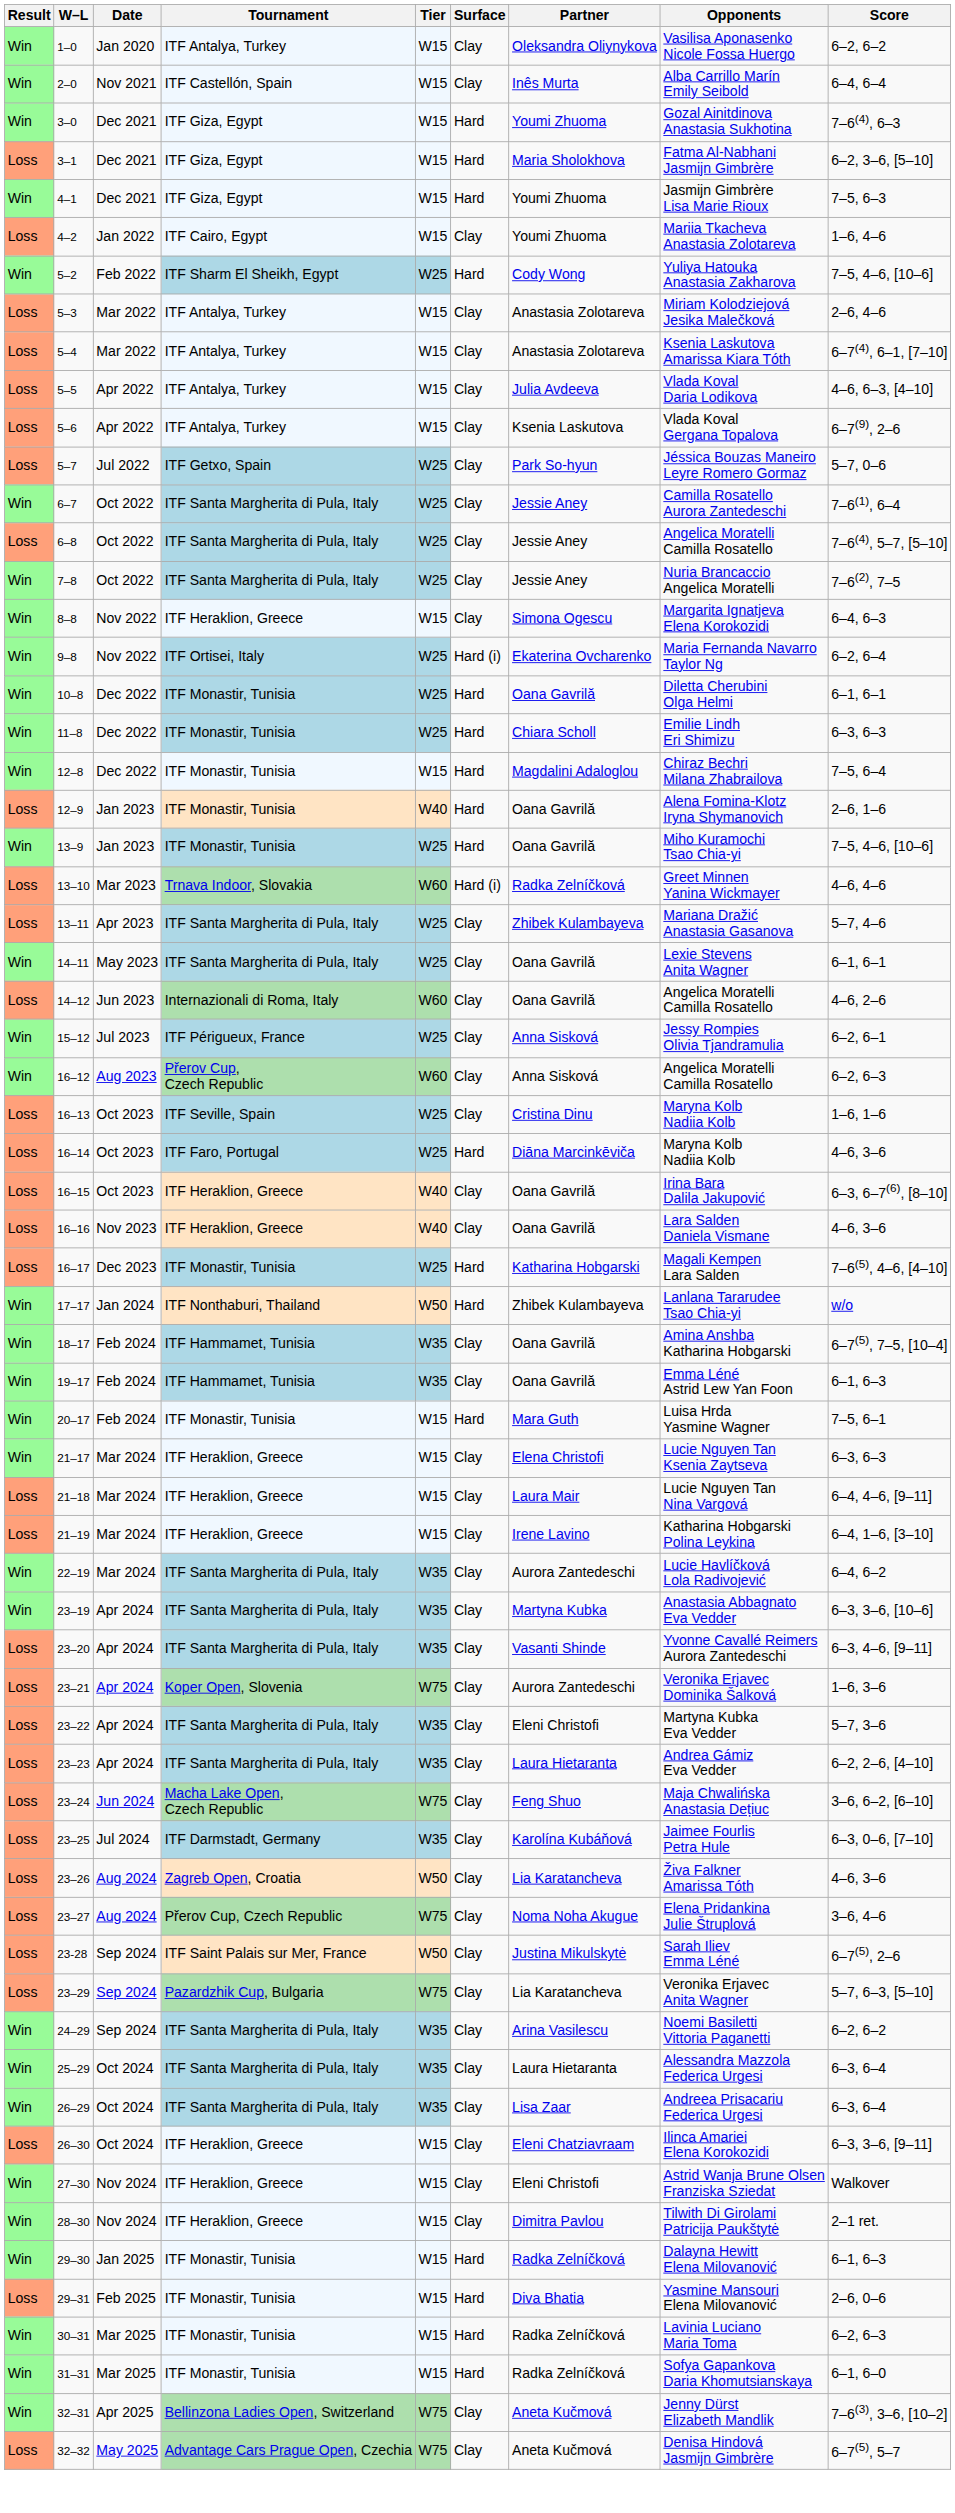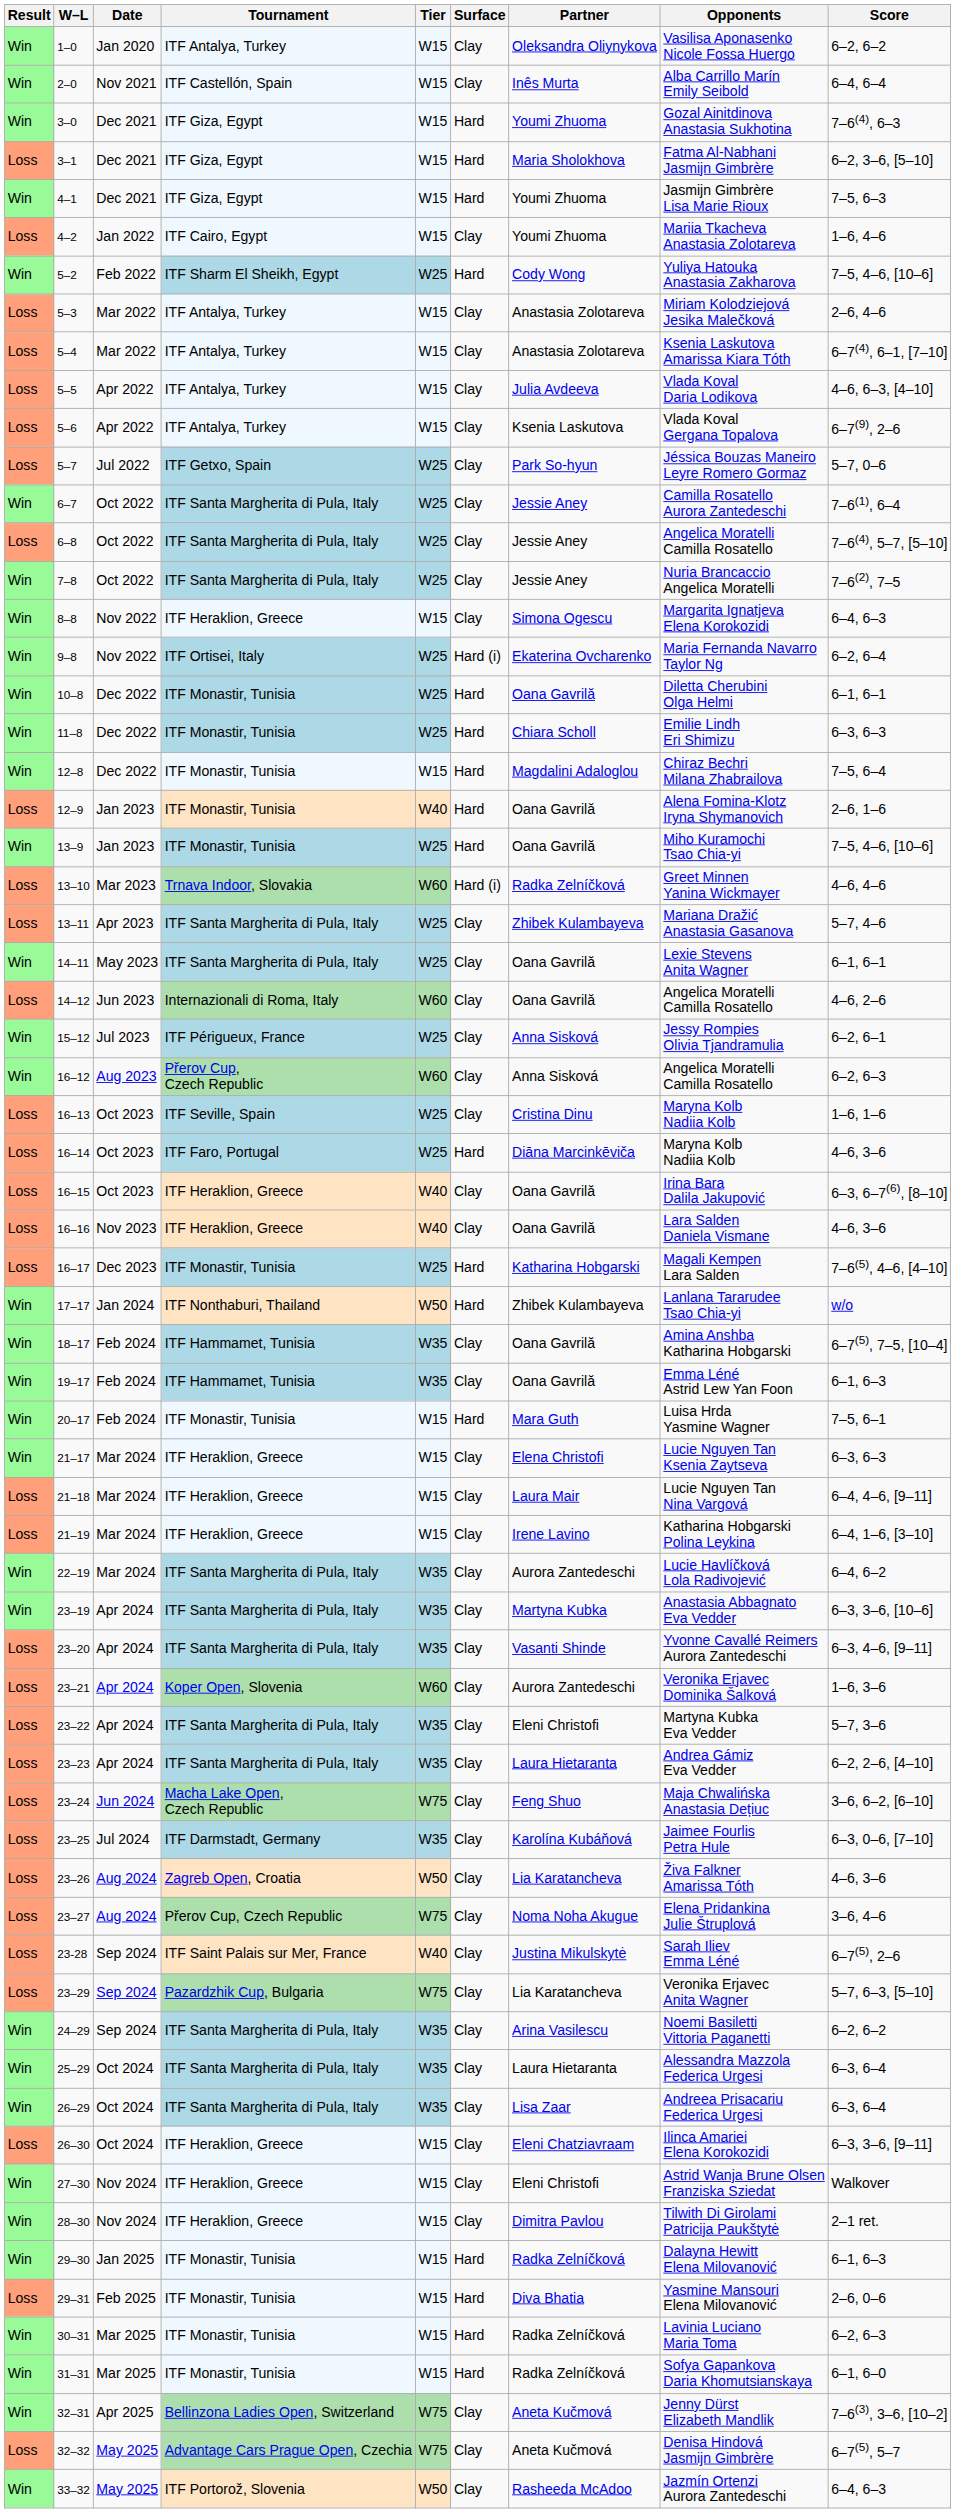(433, 1687) W75 -> (433, 1687) W60
(433, 1954) W50 -> (433, 1954) W40
+ row: (74, 2489)
